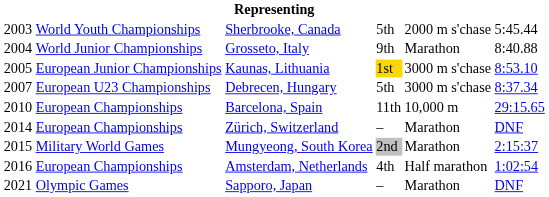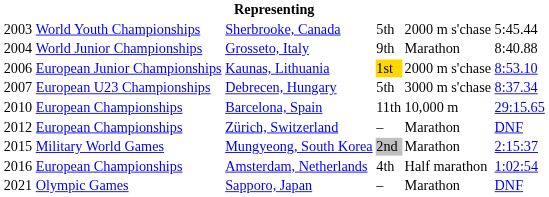(18, 68) 2005 -> (18, 68) 2006
(448, 68) 3000 m s'chase -> (448, 68) 2000 m s'chase
(18, 127) 2014 -> (18, 127) 2012
